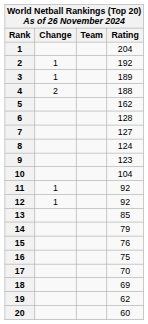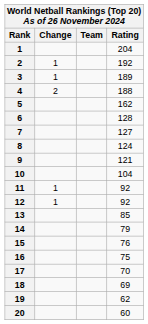(125, 160) 123 -> (125, 160) 121
